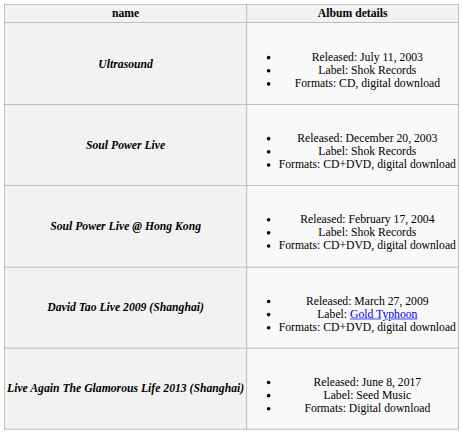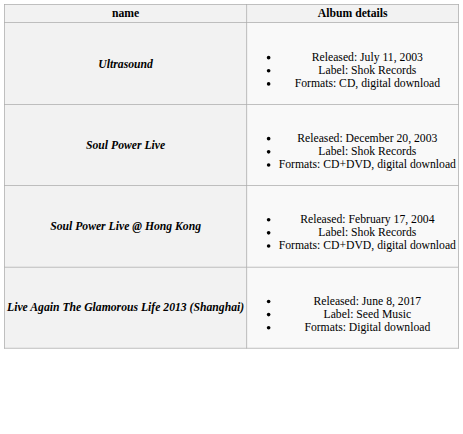- row: (126, 307)
